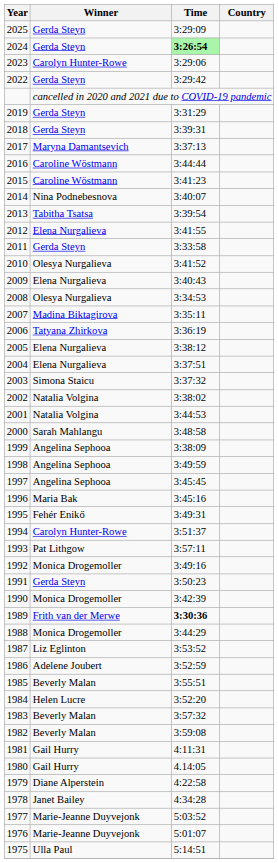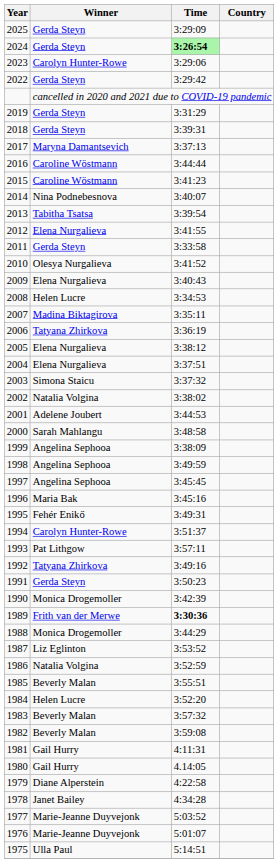(72, 297) Olesya Nurgalieva -> (59, 297) Helen Lucre
(66, 414) Natalia Volgina -> (67, 414) Adelene Joubert
(77, 565) Monica Drogemoller -> (70, 565) Tatyana Zhirkova
(67, 666) Adelene Joubert -> (66, 666) Natalia Volgina
